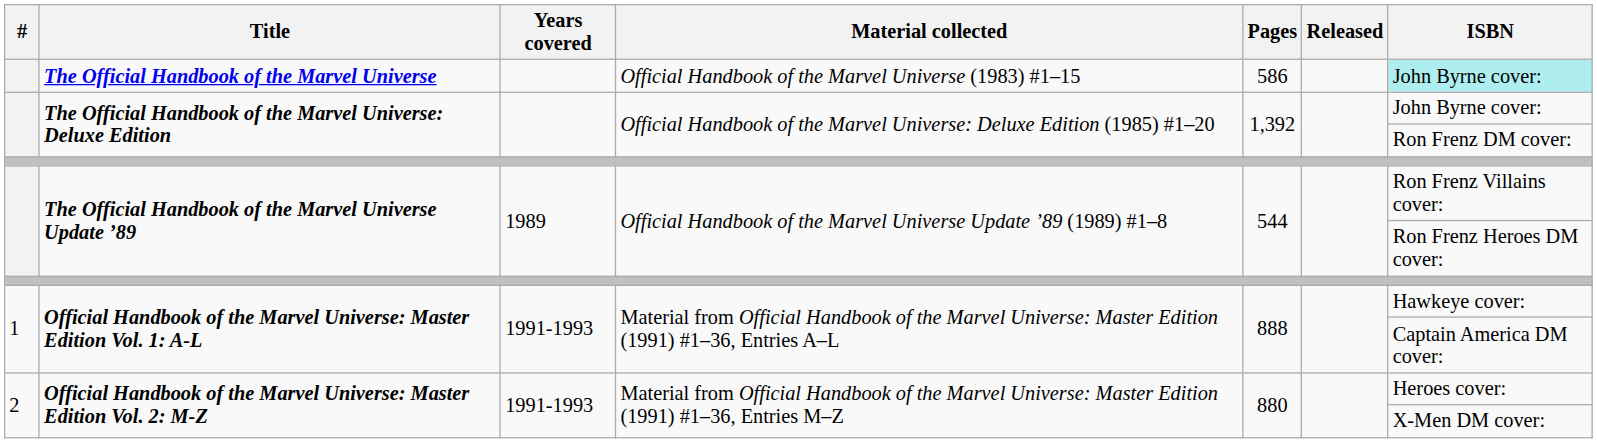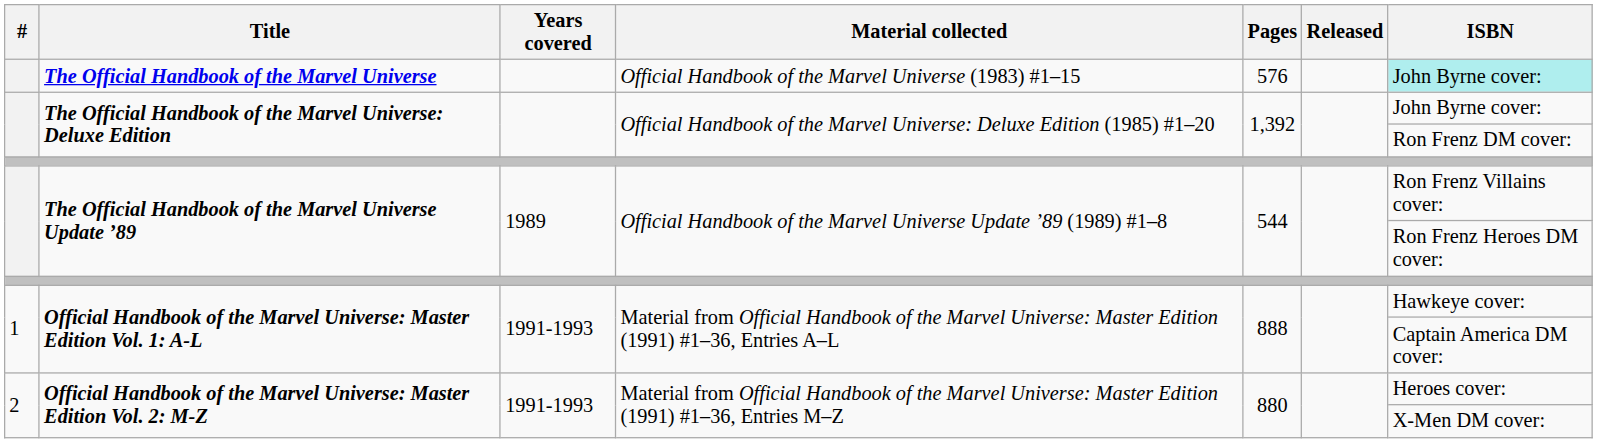(1272, 75) 586 -> (1272, 75) 576
